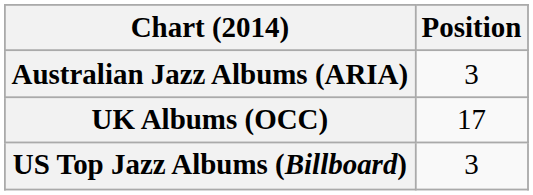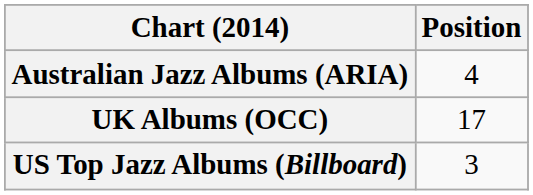(471, 73) 3 -> (471, 73) 4
